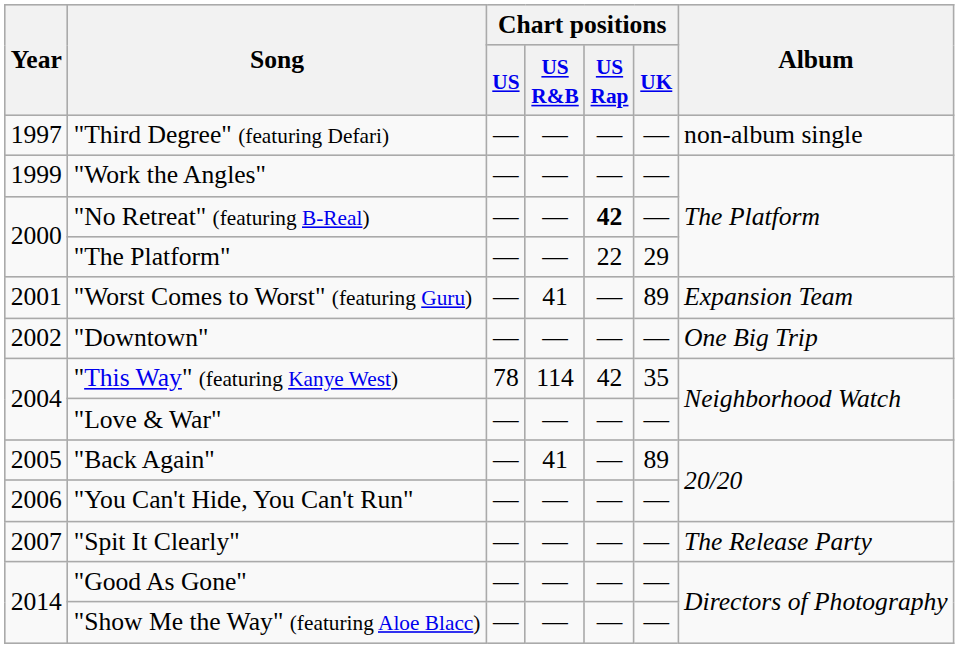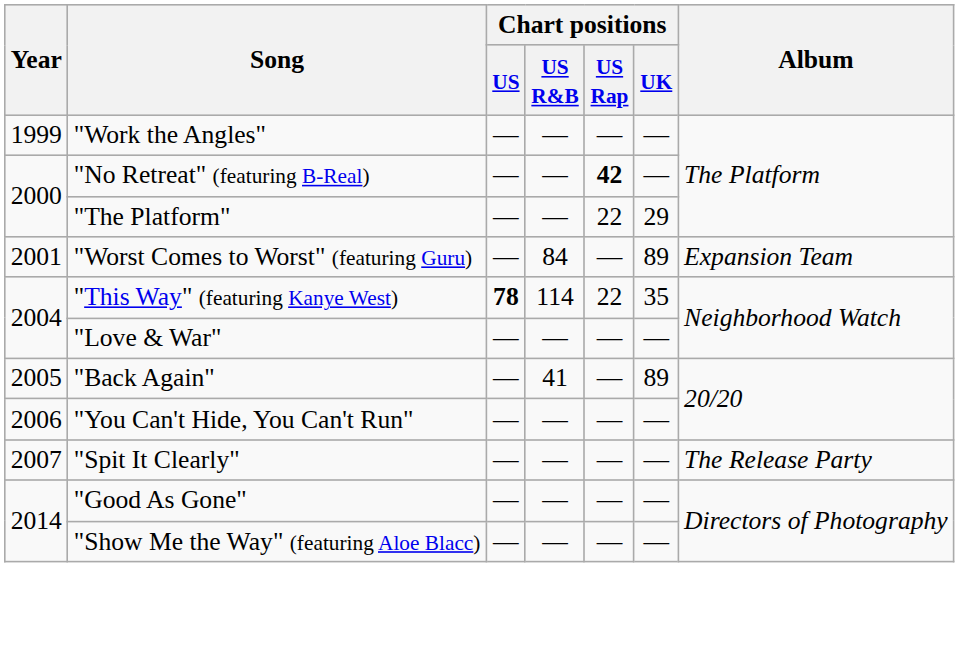- row: (231, 134)
(555, 297) 41 -> (555, 256) 84
- row: (141, 337)
(506, 378) normal -> (506, 297) bold
(610, 378) 42 -> (610, 297) 22
